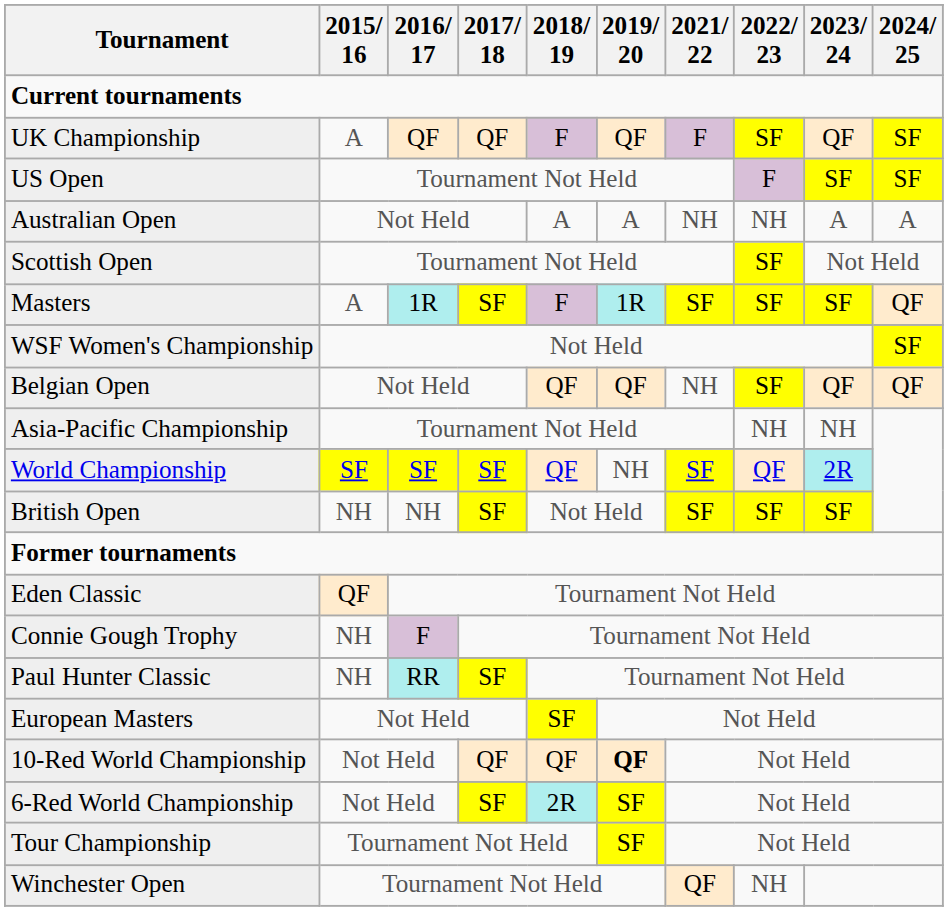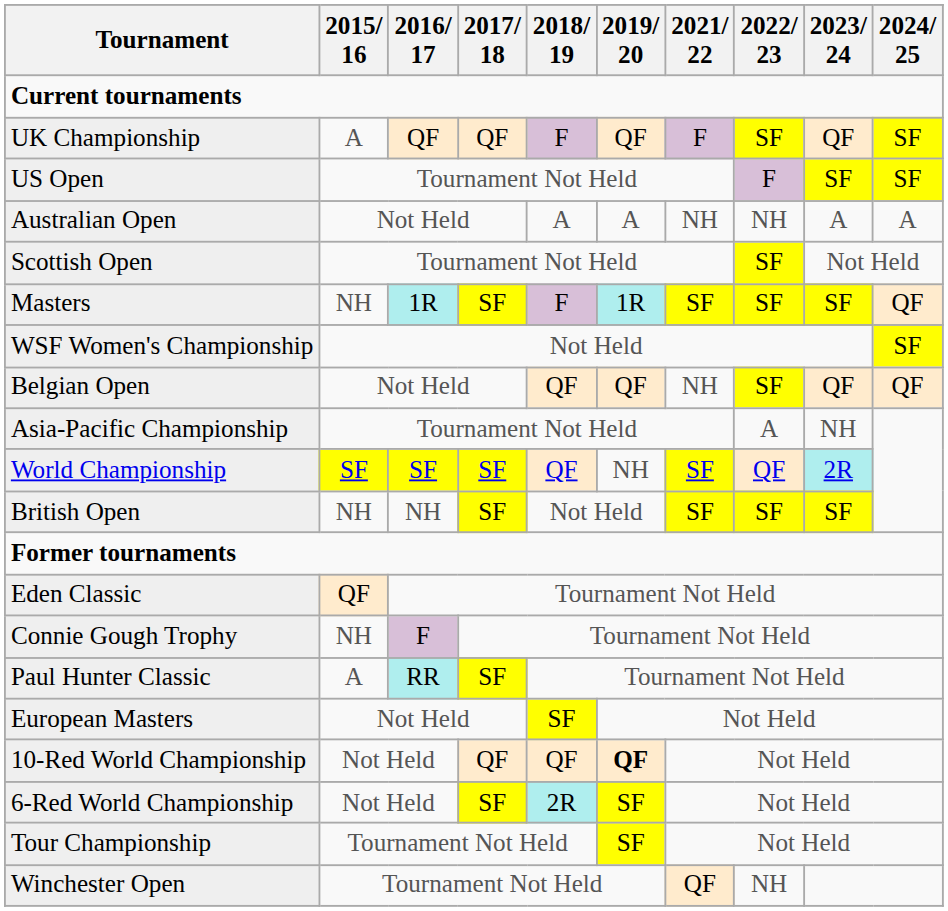(354, 303) A -> (354, 303) NH
(769, 428) NH -> (769, 428) A
(354, 677) NH -> (354, 677) A
